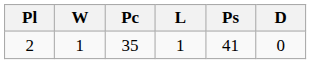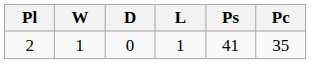columns swapped: (281, 17) <-> (130, 17)
